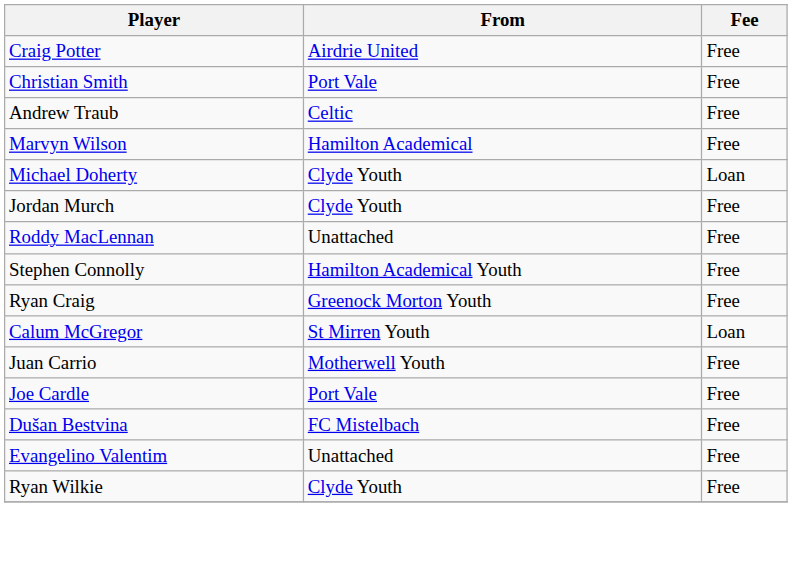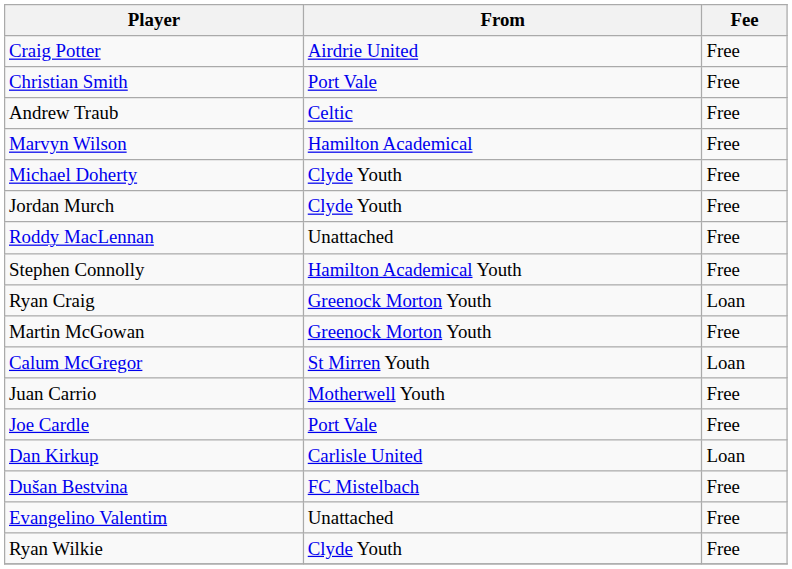(726, 175) Loan -> (723, 175) Free
(723, 299) Free -> (726, 299) Loan
+ row: (77, 331)
+ row: (54, 455)
